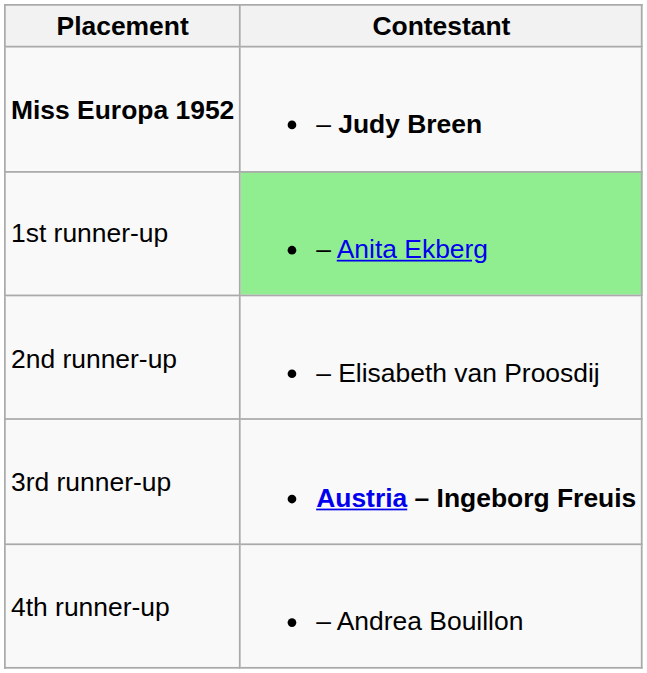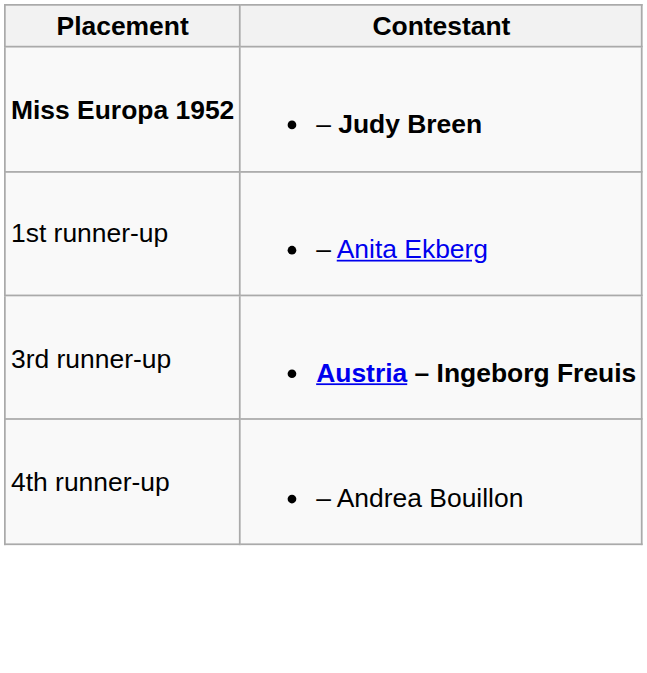(441, 248) lightgreen background -> (441, 248) no background
- row: (94, 358)
